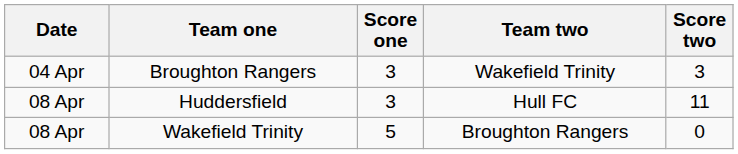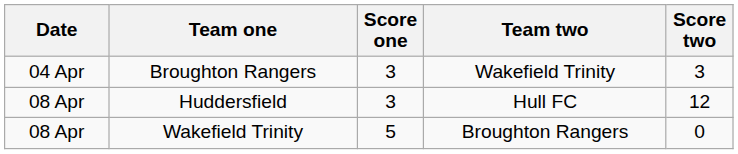(700, 102) 11 -> (700, 102) 12
